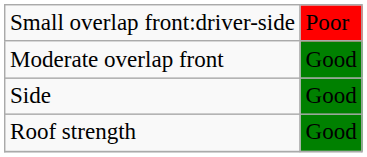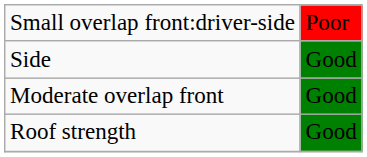rows swapped: (117, 59) <-> (31, 95)
